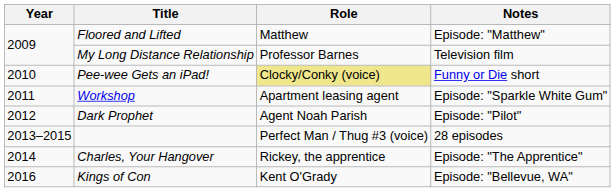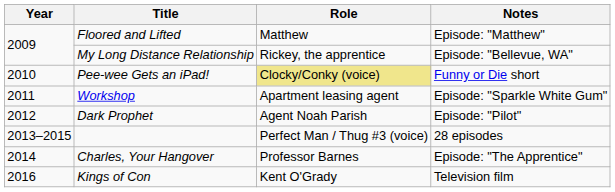(309, 55) Professor Barnes -> (323, 55) Rickey, the apprentice
(474, 55) Television film -> (503, 55) Episode: "Bellevue, WA"
(323, 156) Rickey, the apprentice -> (309, 156) Professor Barnes
(503, 177) Episode: "Bellevue, WA" -> (474, 177) Television film
